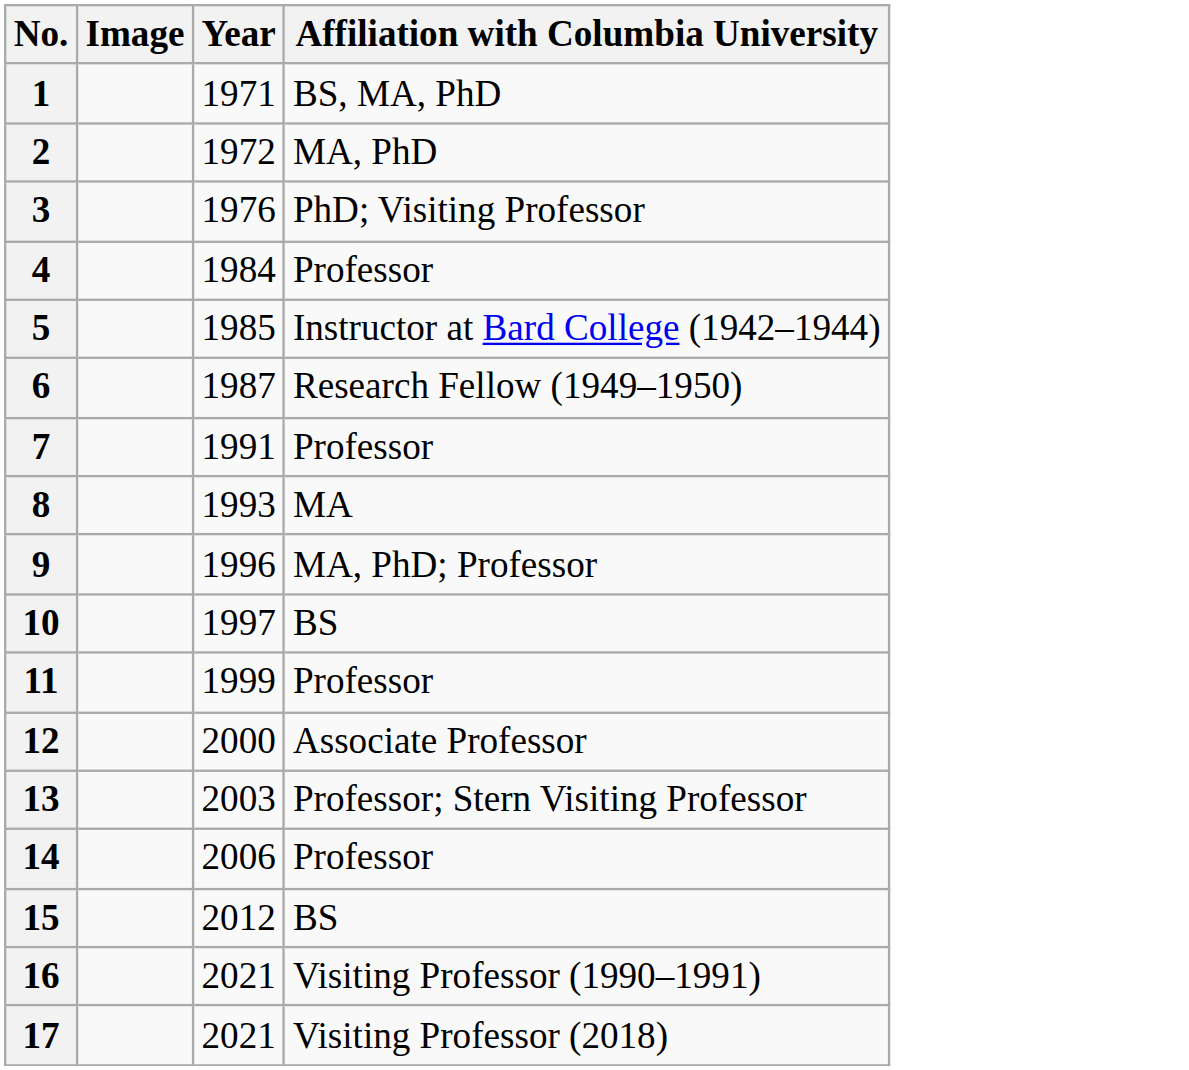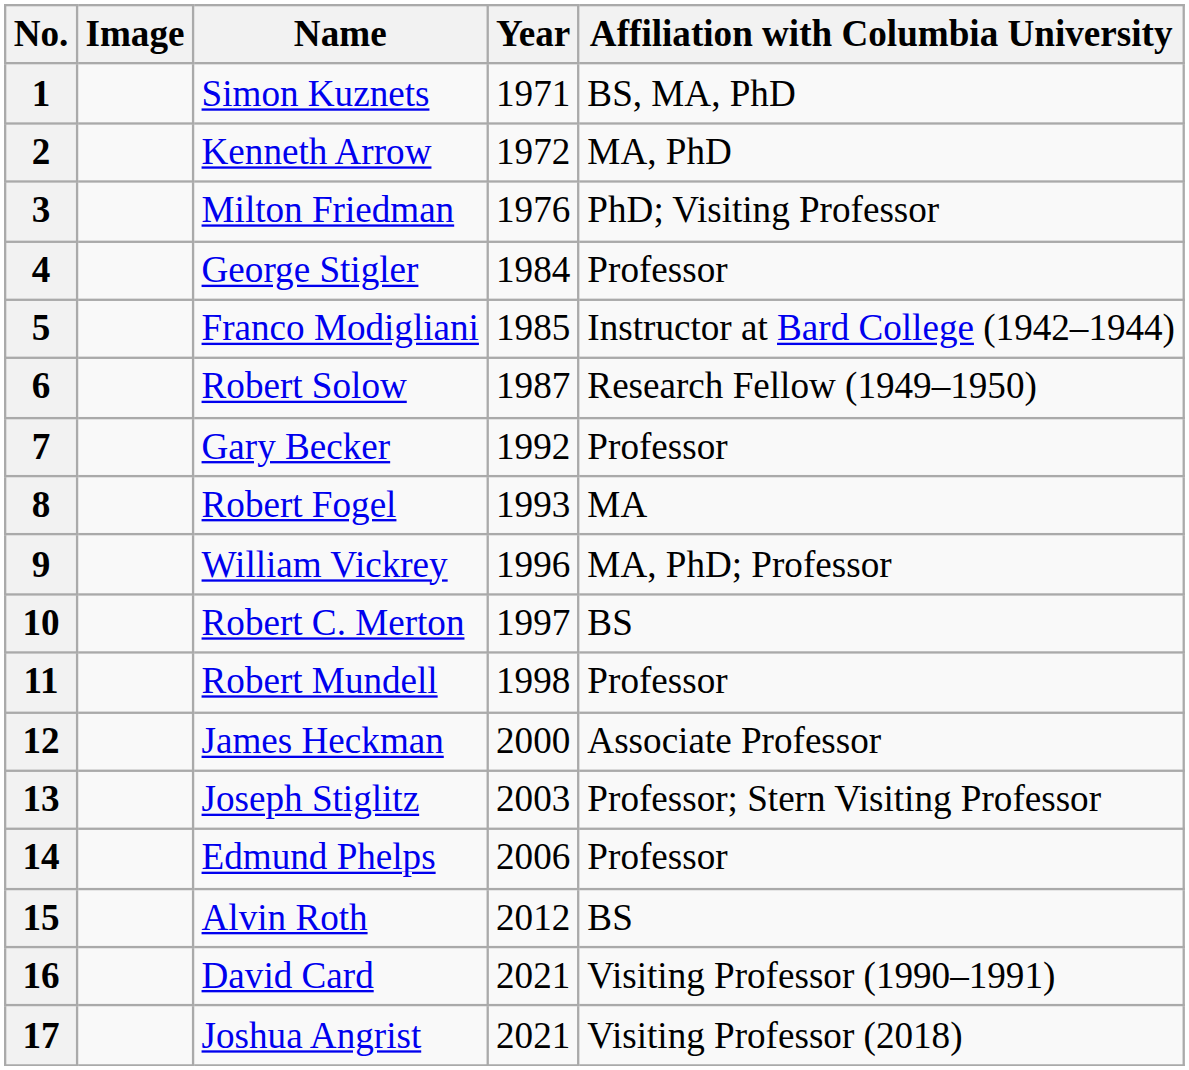+ column: (340, 33)
(239, 446) 1991 -> (533, 446) 1992
(239, 681) 1999 -> (533, 681) 1998
